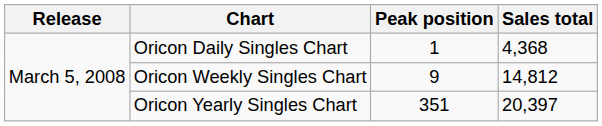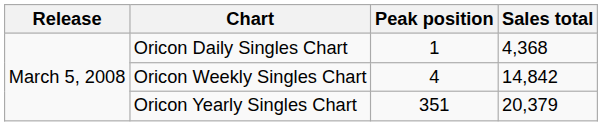(434, 76) 9 -> (434, 76) 4
(530, 76) 14,812 -> (530, 76) 14,842
(530, 105) 20,397 -> (530, 105) 20,379
